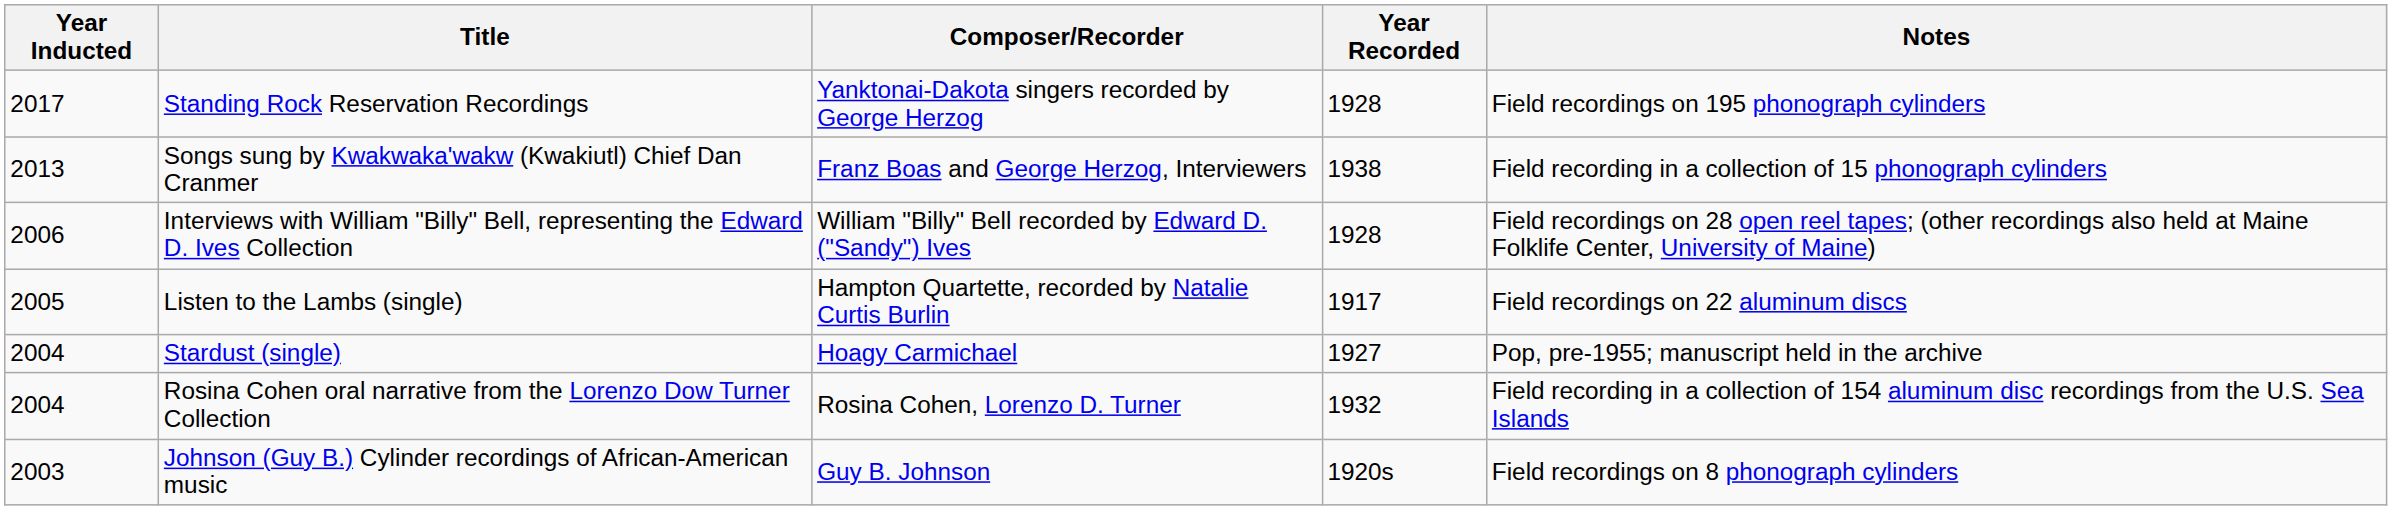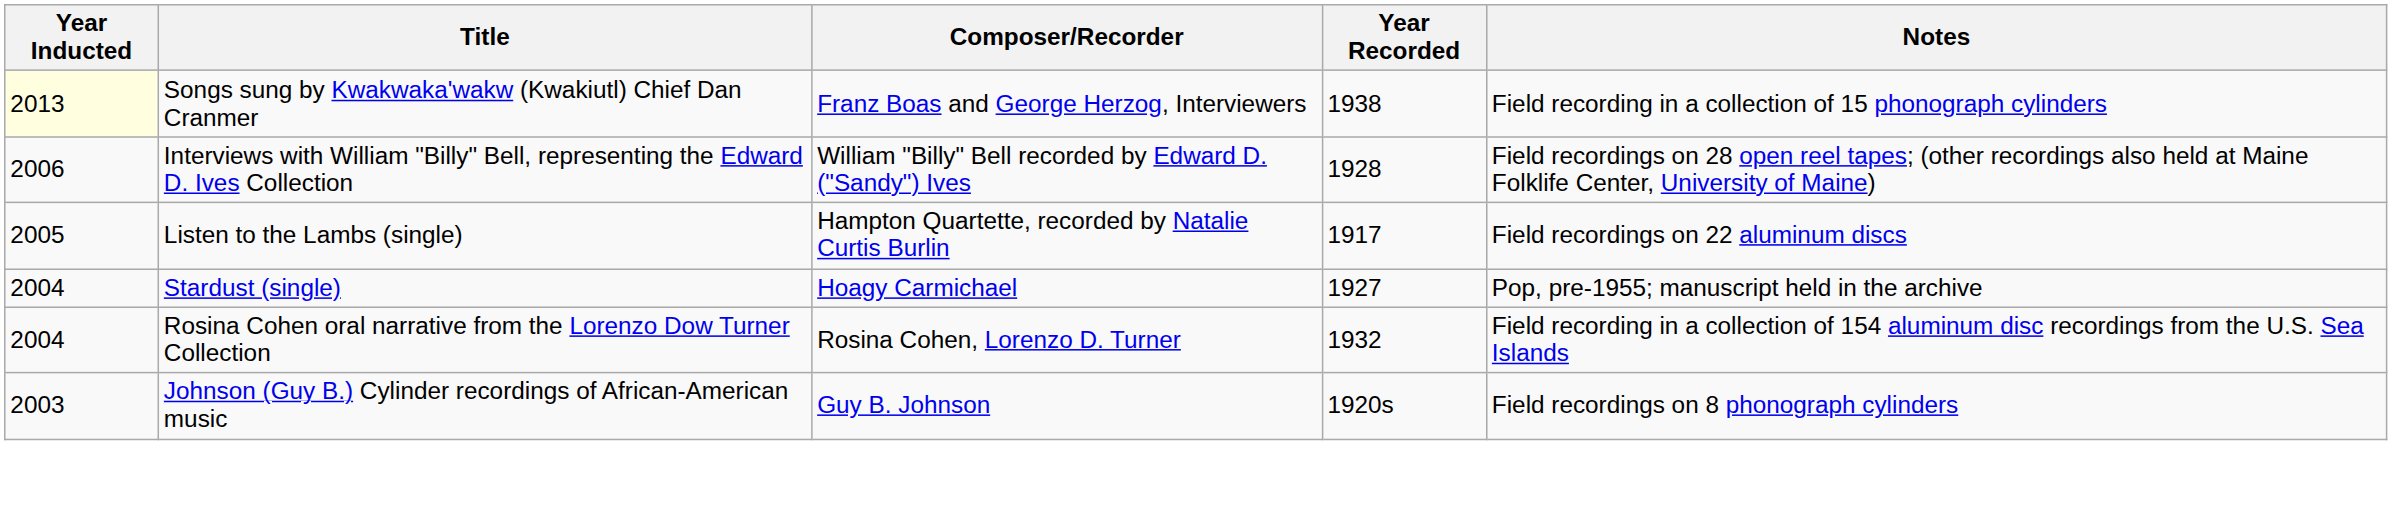- row: (376, 103)
(37, 169) no background -> (37, 103) lightyellow background
